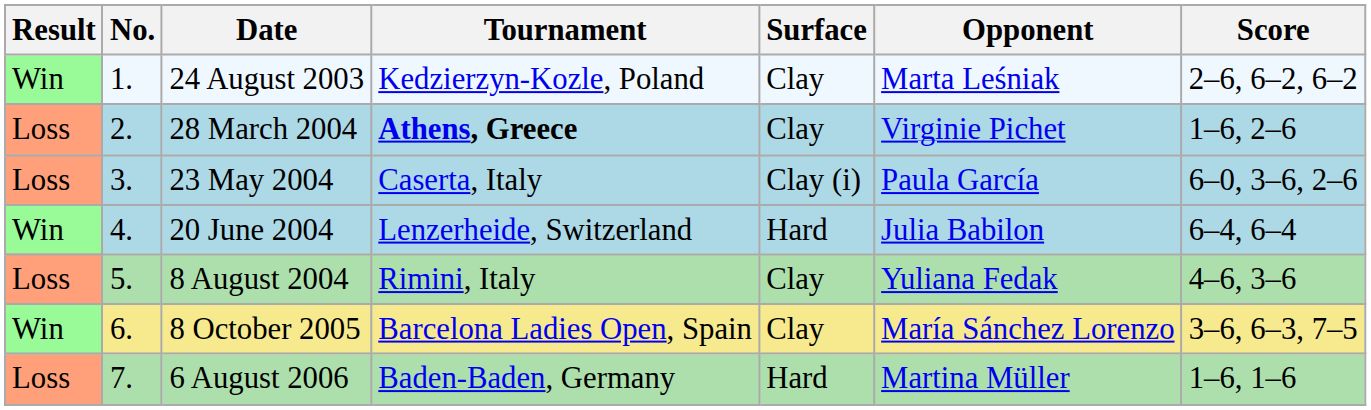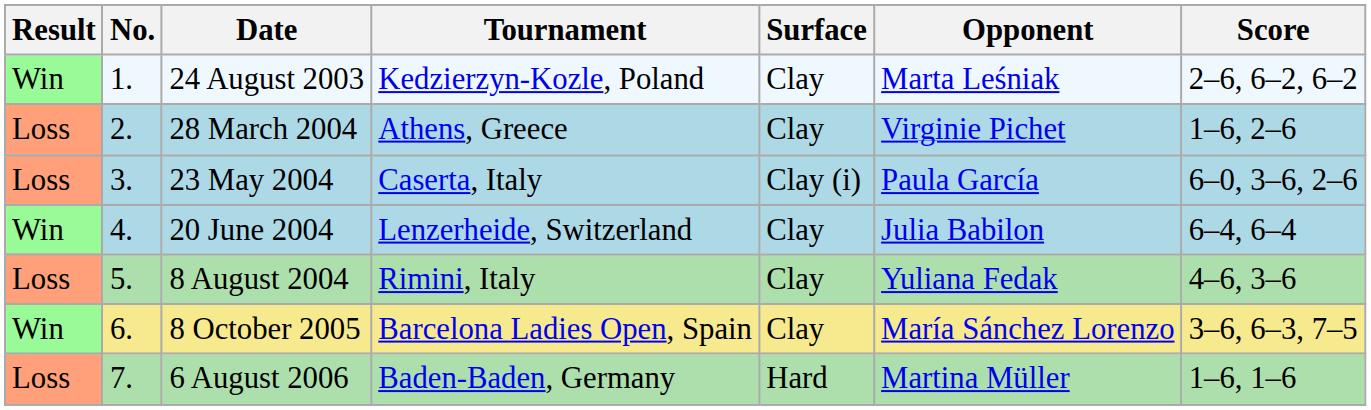(478, 128) bold -> (473, 128) normal
(797, 228) Hard -> (795, 228) Clay
